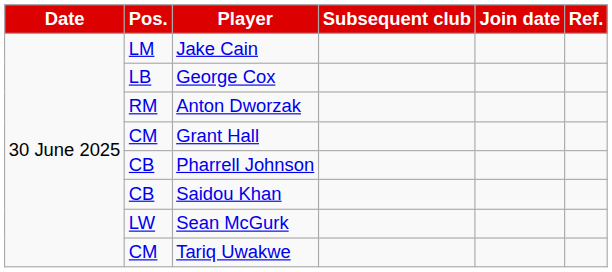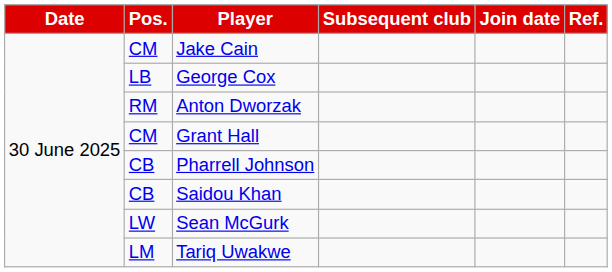(142, 48) LM -> (143, 48) CM
(143, 252) CM -> (142, 252) LM
